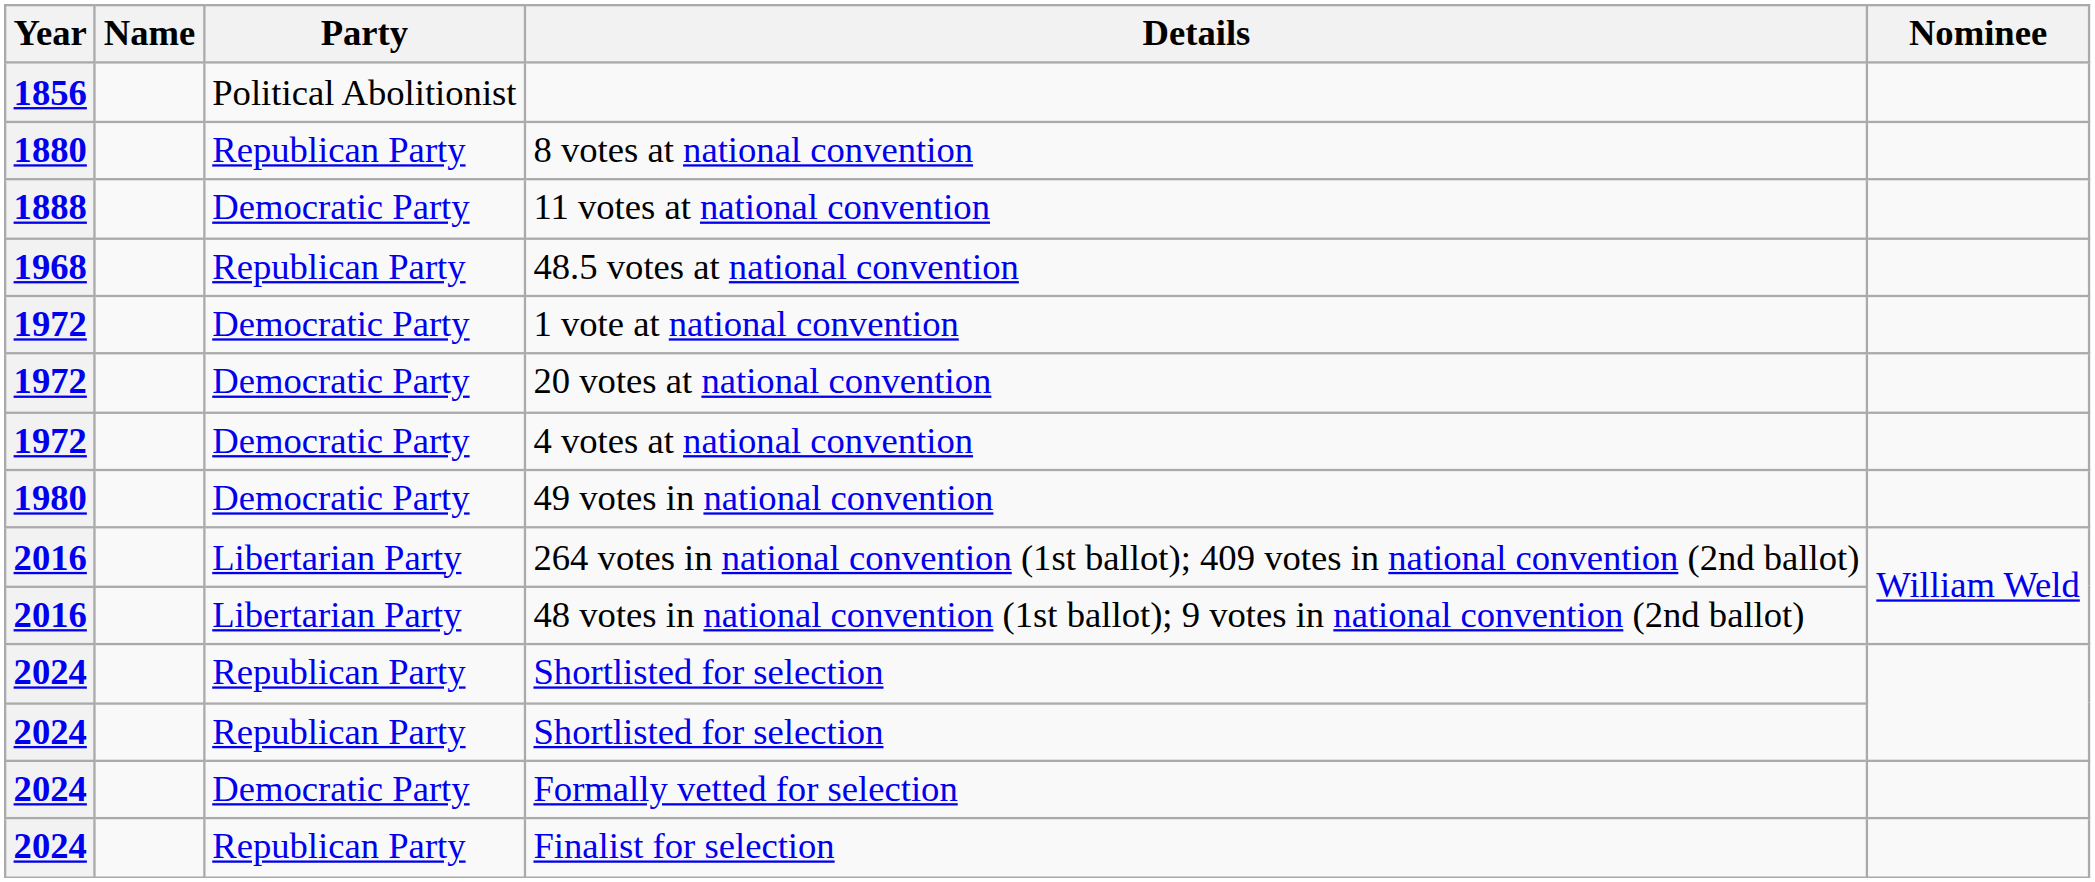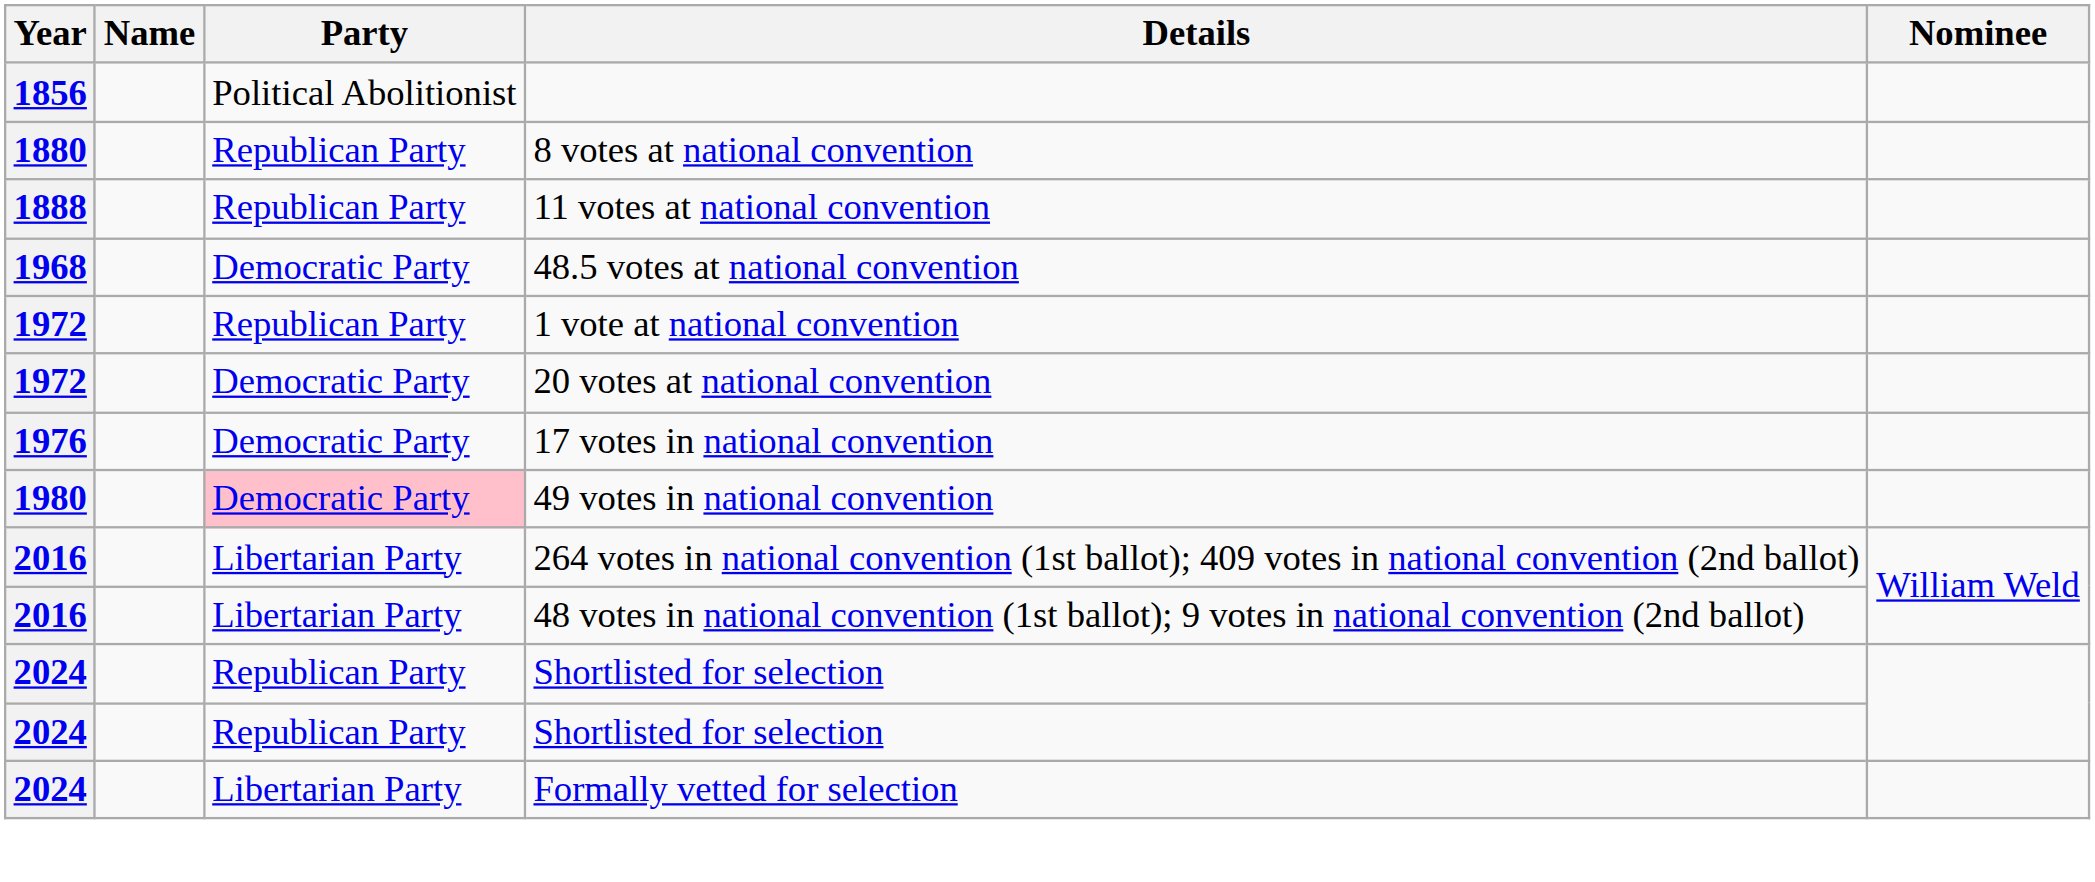(341, 207) Democratic Party -> (339, 207) Republican Party
(339, 265) Republican Party -> (341, 265) Democratic Party
(341, 324) Democratic Party -> (339, 324) Republican Party
- row: (50, 440)
+ row: (50, 440)
(341, 498) no background -> (341, 498) pink background
(341, 788) Democratic Party -> (337, 788) Libertarian Party
- row: (50, 847)
